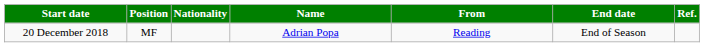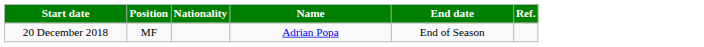- column: (472, 14)
